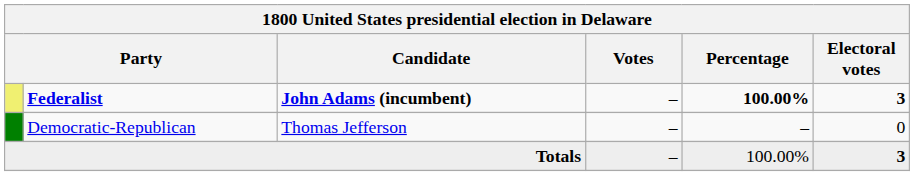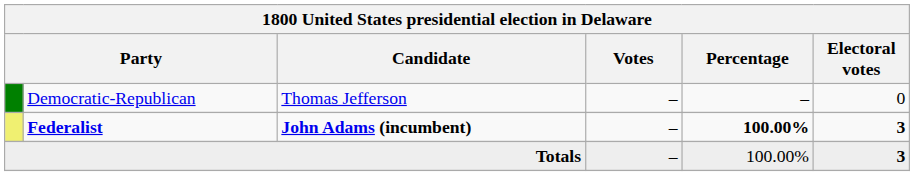rows swapped: (65, 98) <-> (111, 127)
